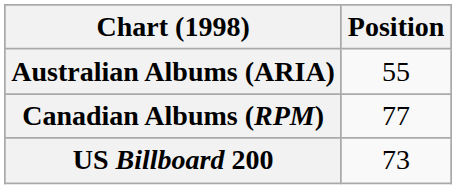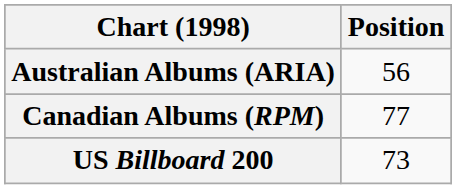(396, 71) 55 -> (396, 71) 56
